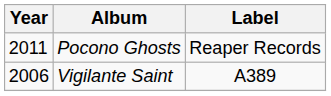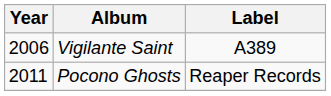rows swapped: (115, 76) <-> (119, 47)
